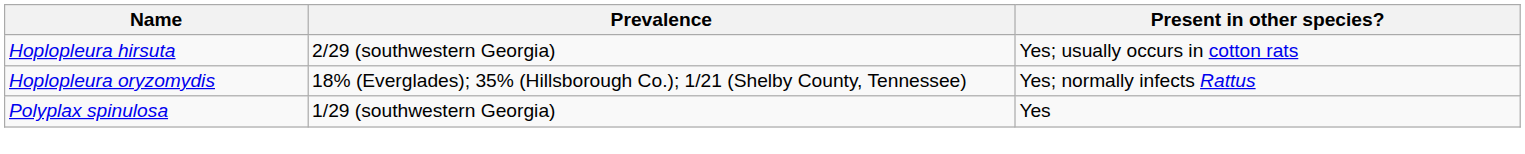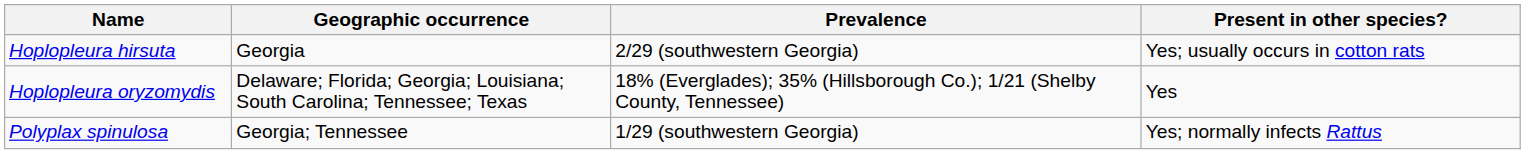+ column: (421, 19)
(1137, 80) Yes; normally infects Rattus -> (1161, 91) Yes
(1035, 111) Yes -> (1264, 132) Yes; normally infects Rattus
